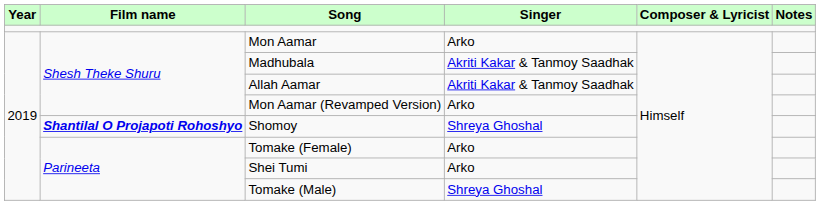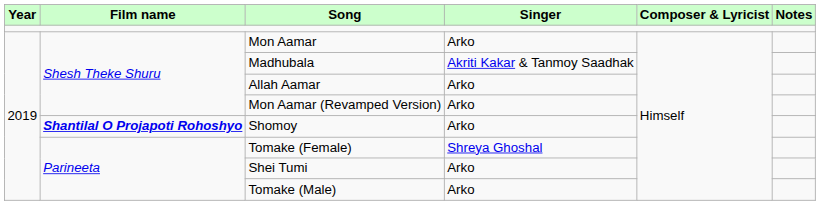(540, 84) Akriti Kakar & Tanmoy Saadhak -> (461, 84) Arko
(495, 126) Shreya Ghoshal -> (461, 126) Arko
(461, 147) Arko -> (495, 147) Shreya Ghoshal
(495, 189) Shreya Ghoshal -> (461, 189) Arko
